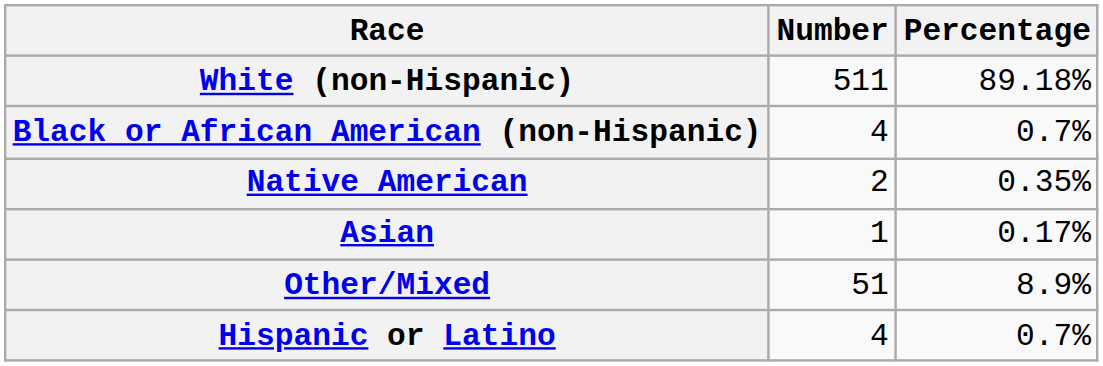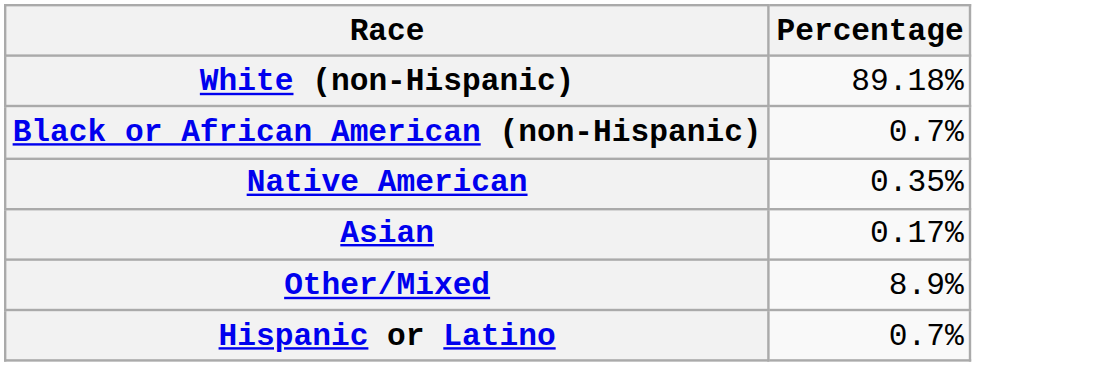- column: (833, 31)
